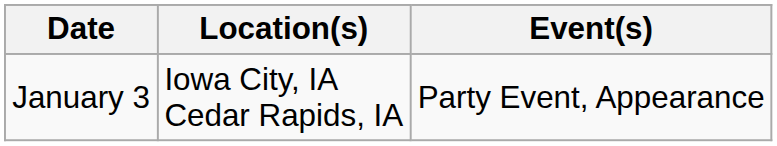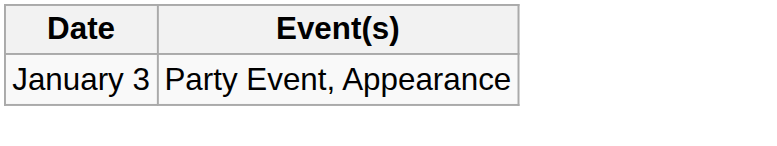- column: (284, 29)
